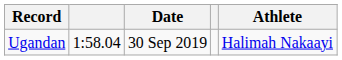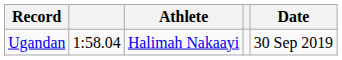columns swapped: (277, 17) <-> (167, 17)
